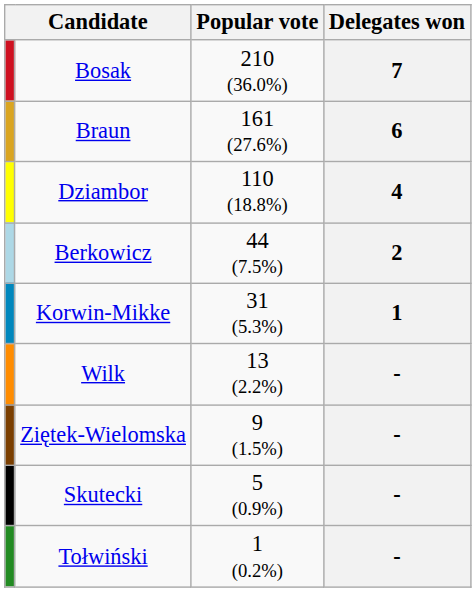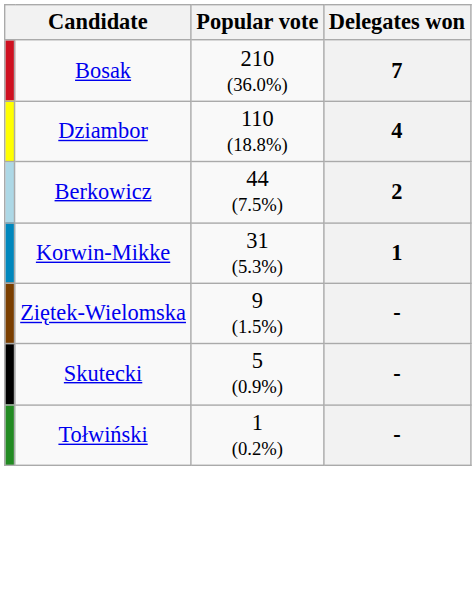- row: (103, 131)
- row: (103, 374)
